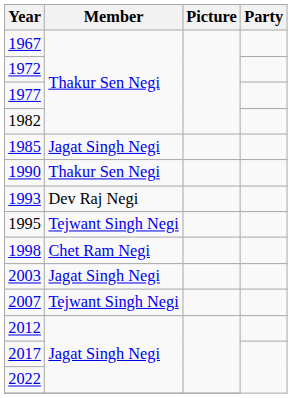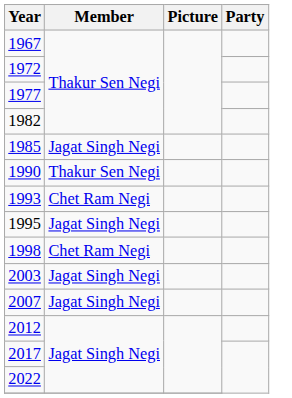(93, 198) Dev Raj Negi -> (99, 198) Chet Ram Negi
(114, 224) Tejwant Singh Negi -> (104, 224) Jagat Singh Negi
(114, 302) Tejwant Singh Negi -> (104, 302) Jagat Singh Negi
